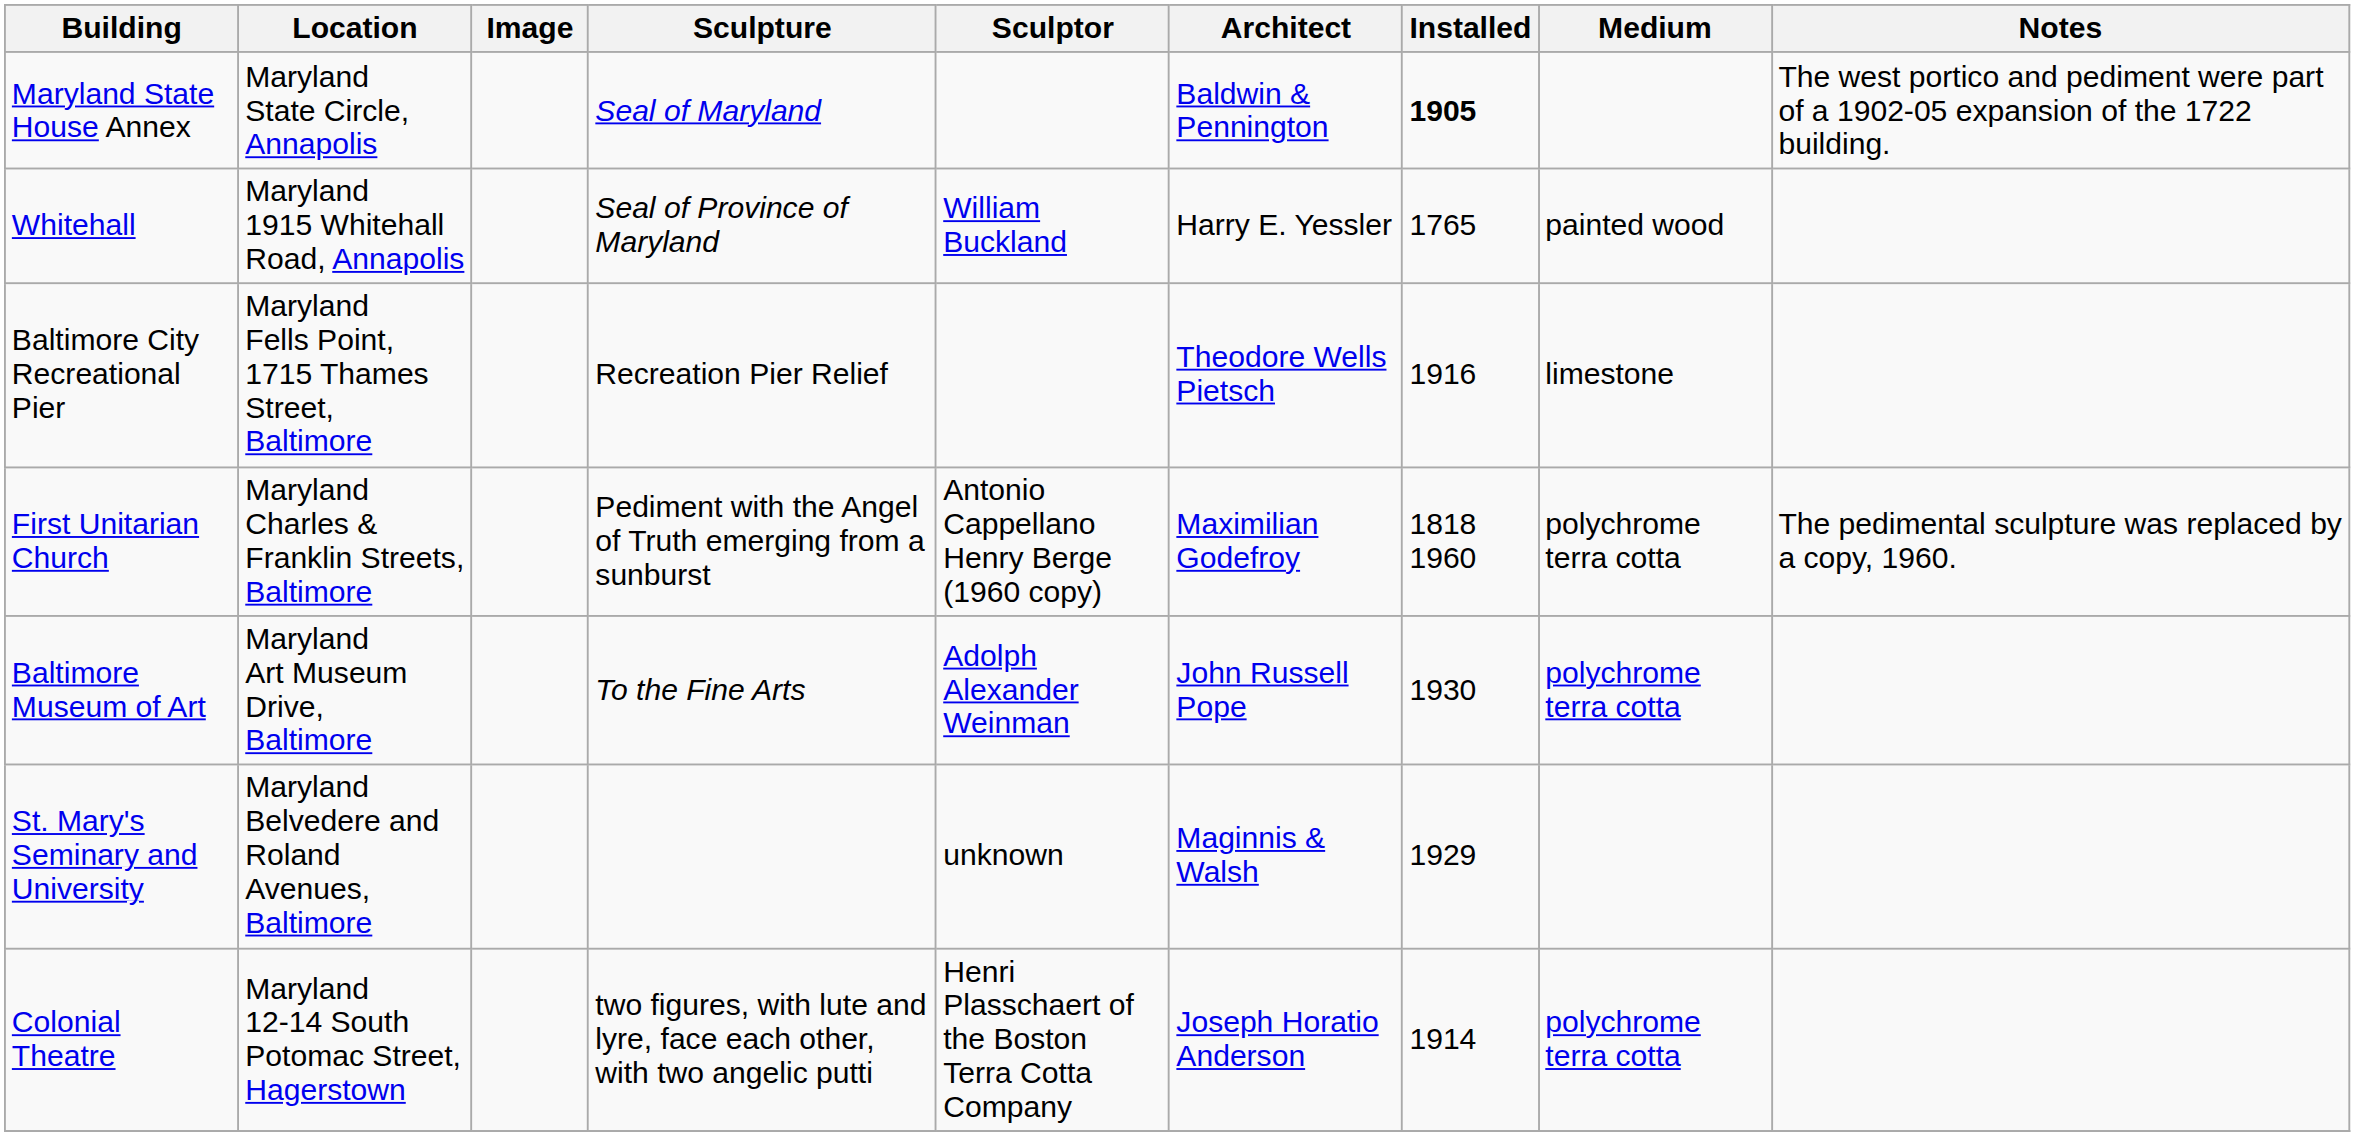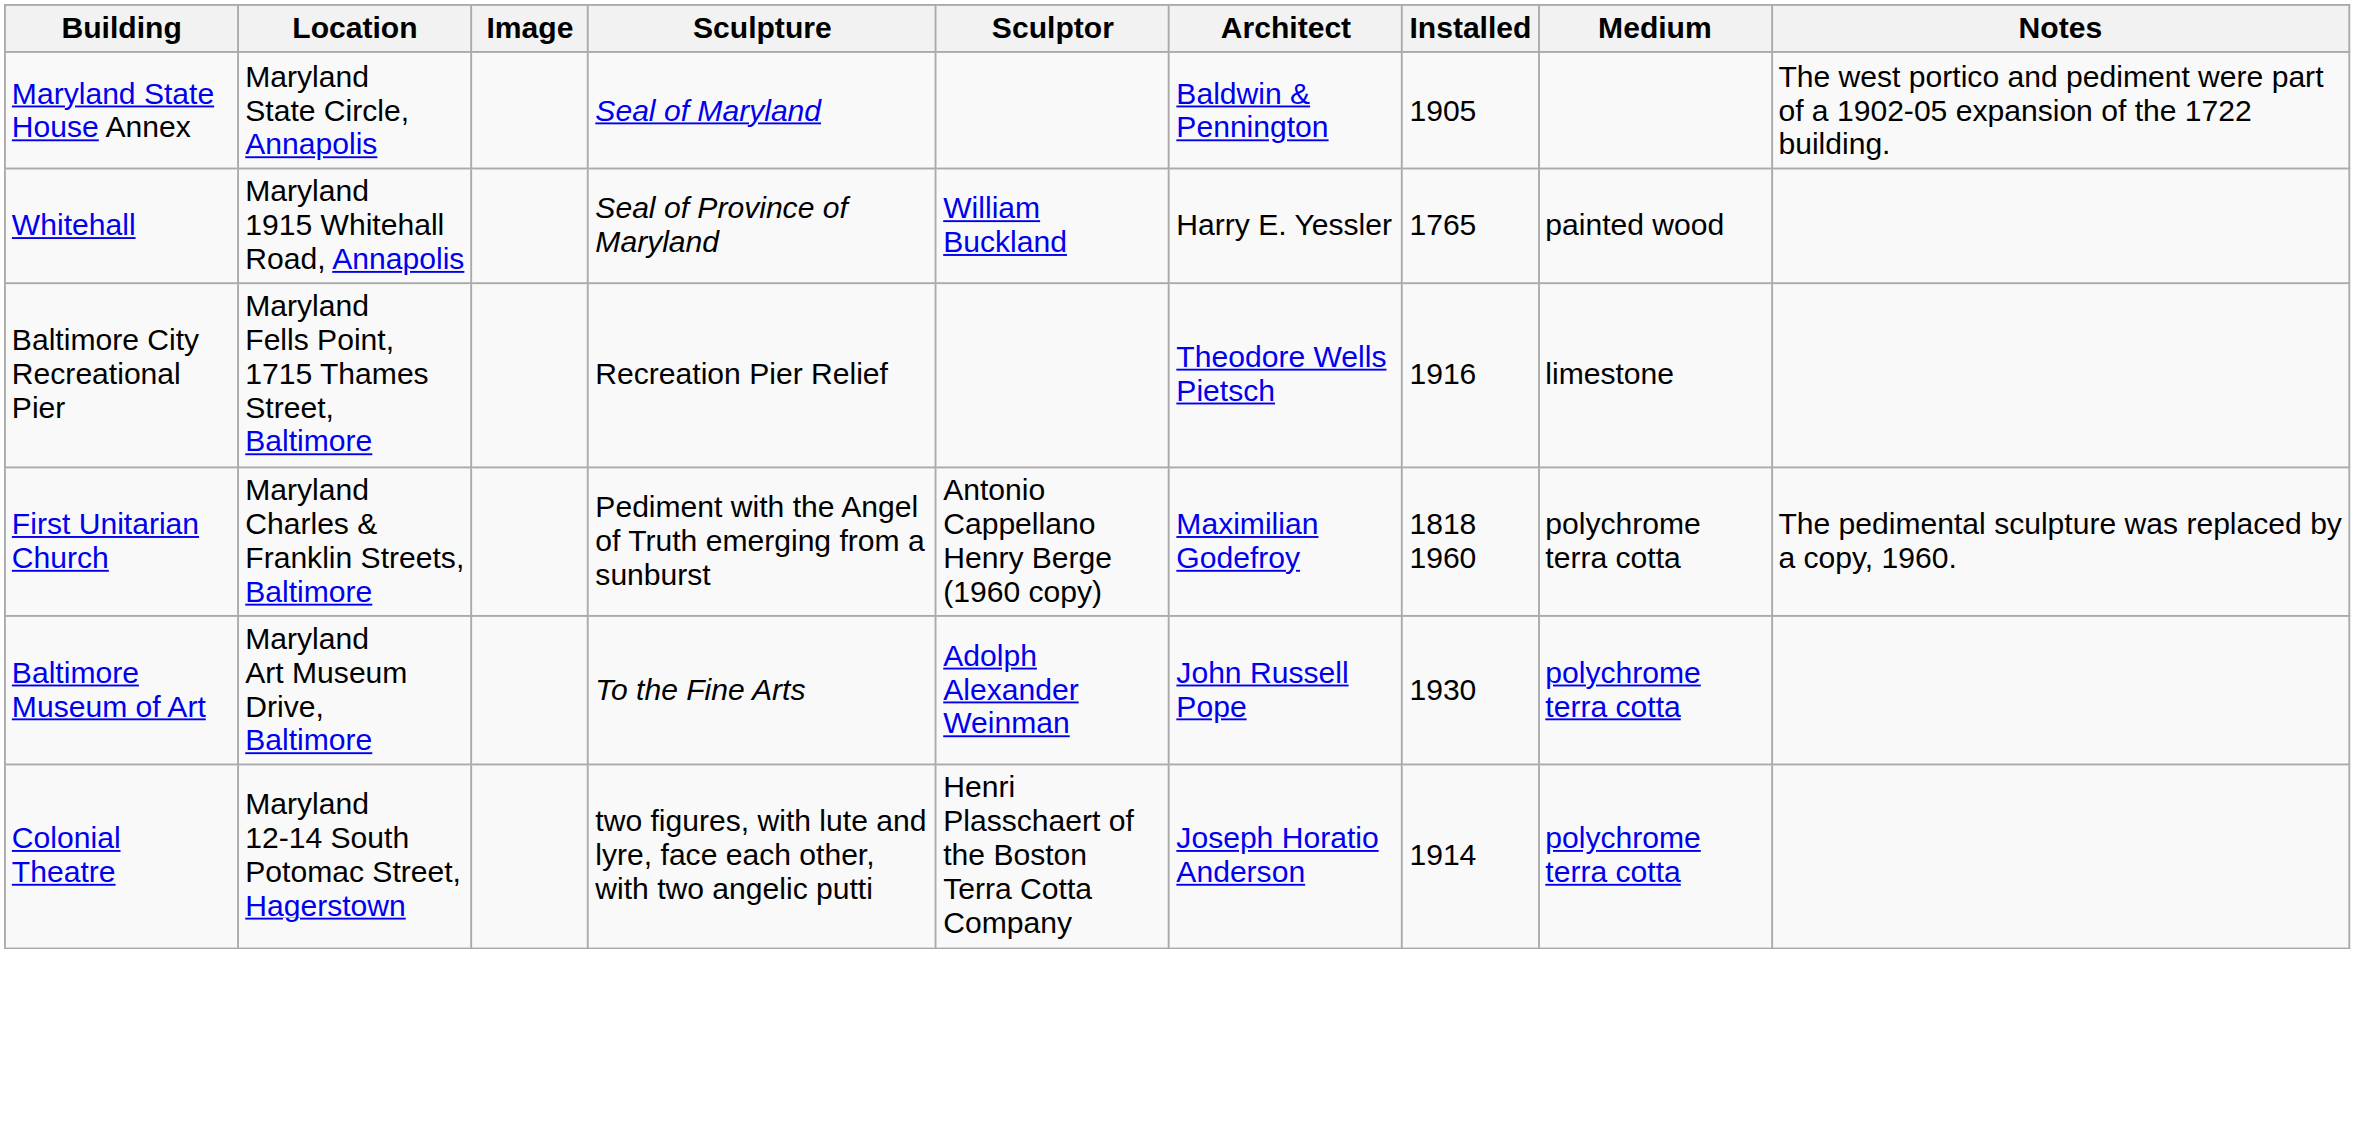(1443, 109) bold -> (1443, 109) normal
- row: (105, 856)
